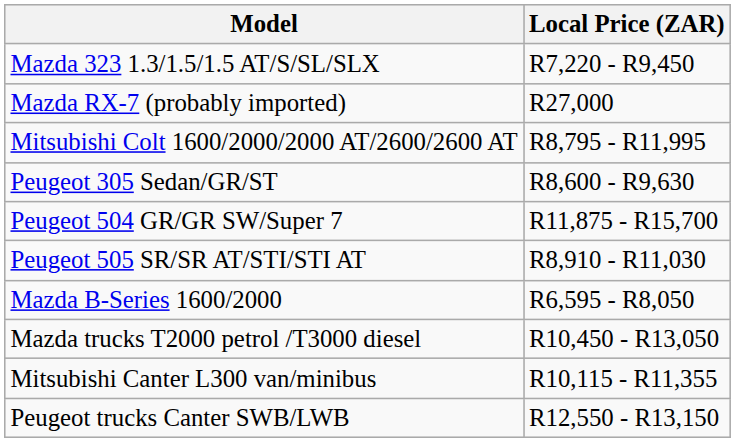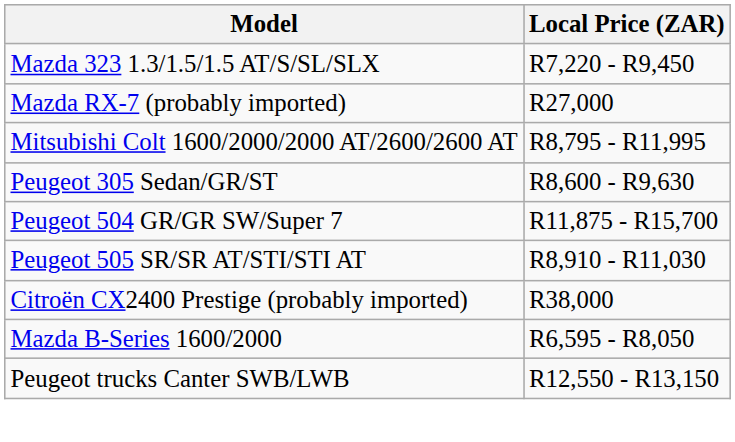+ row: (239, 299)
- row: (216, 338)
- row: (193, 378)
